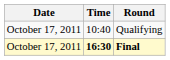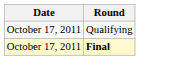- column: (99, 13)
